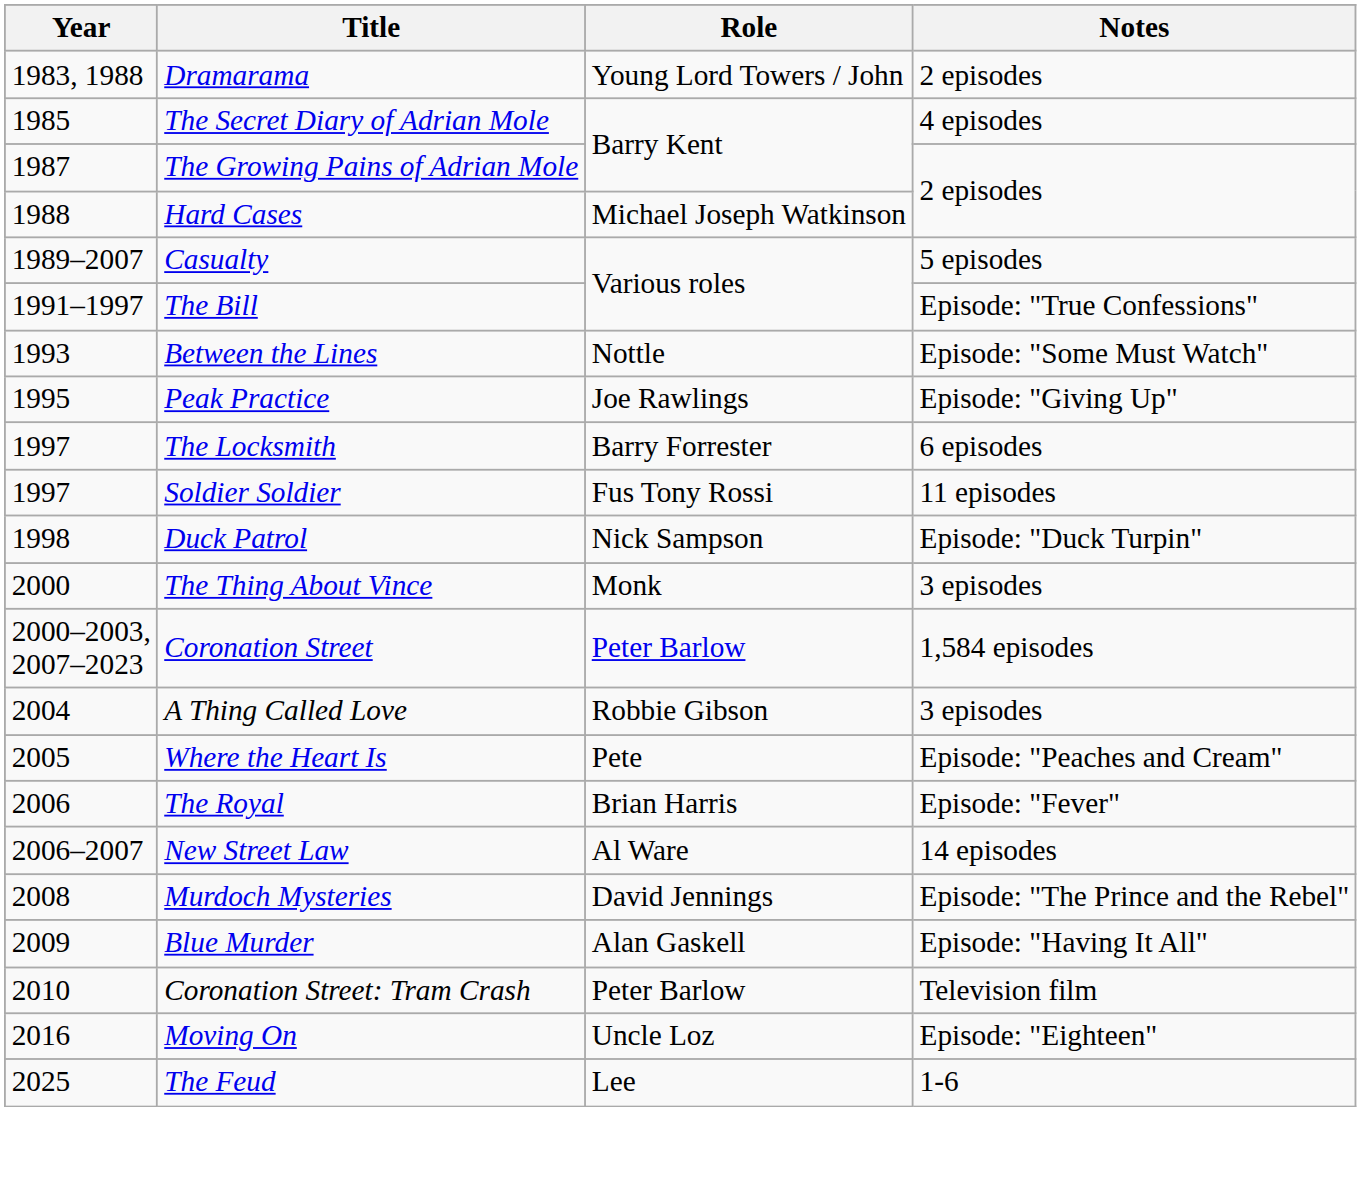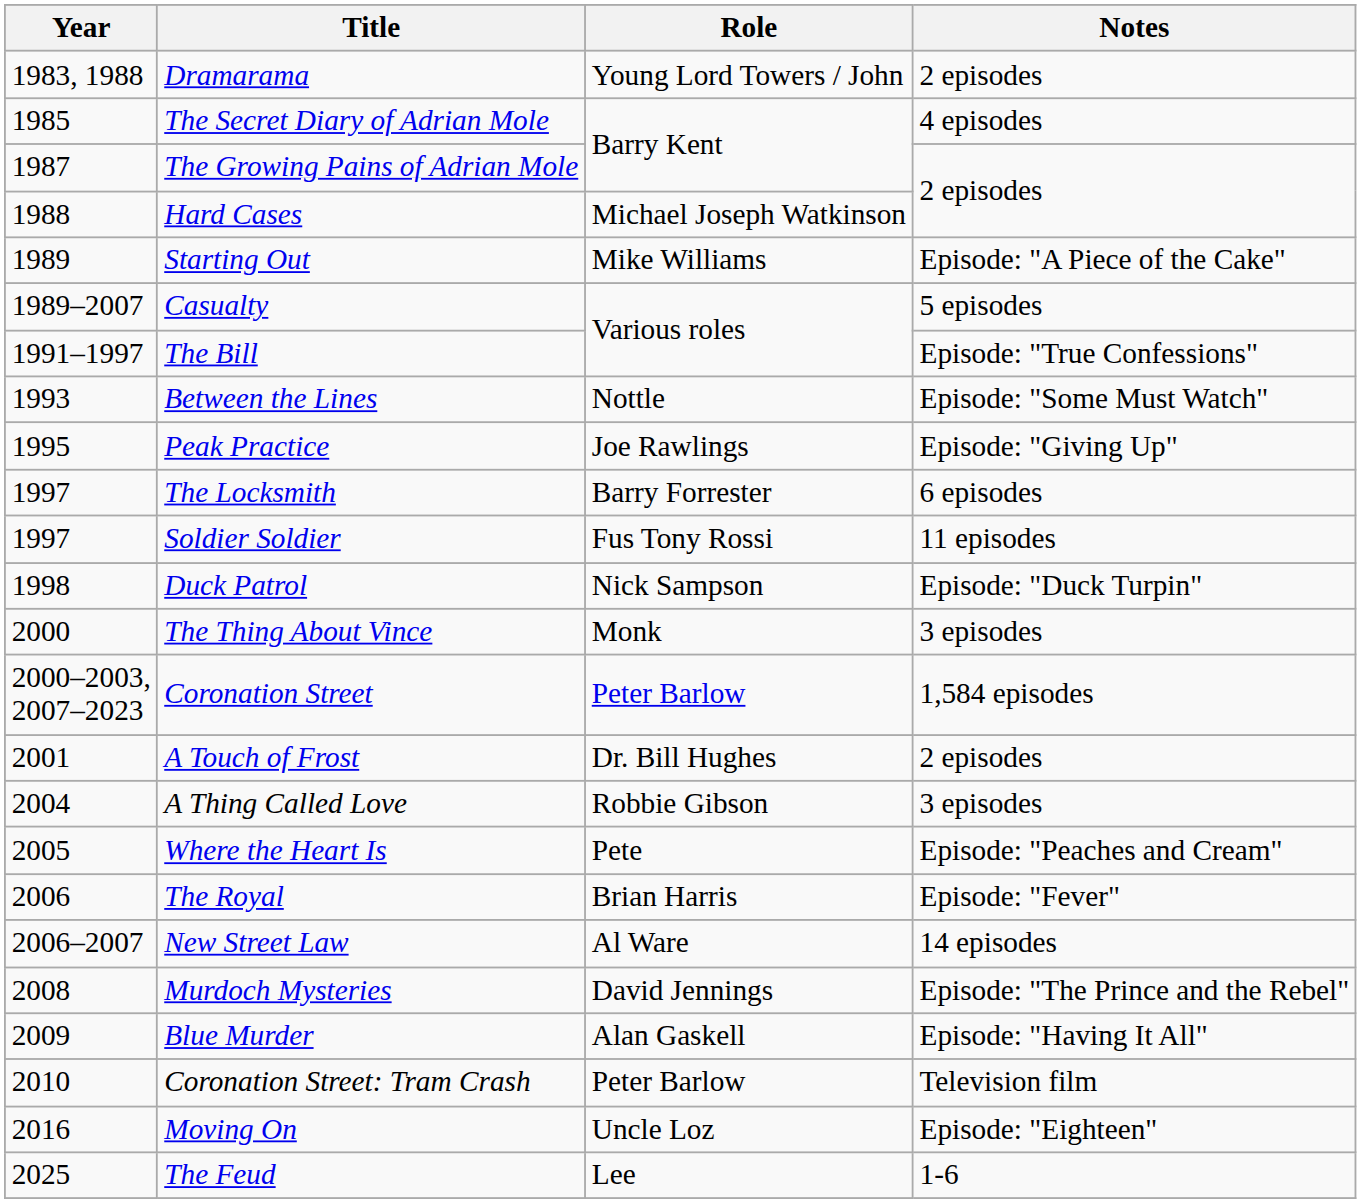+ row: (237, 259)
+ row: (262, 757)
